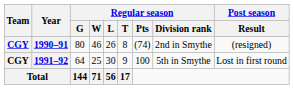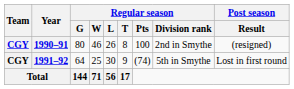(142, 44) (74) -> (142, 44) 100
(142, 60) 100 -> (142, 60) (74)
